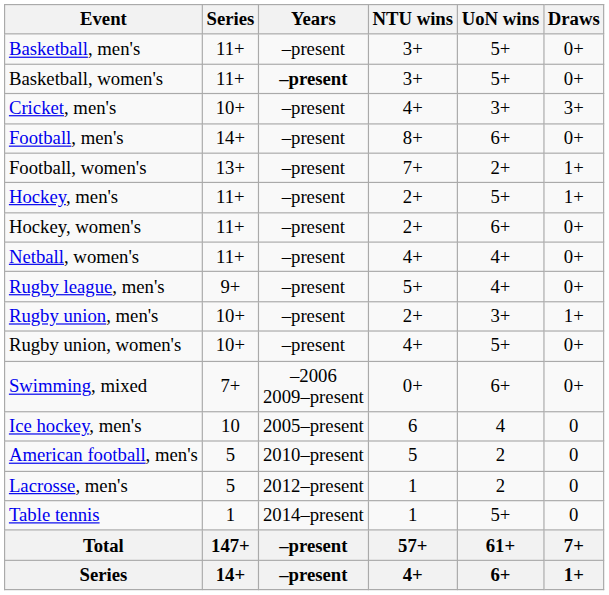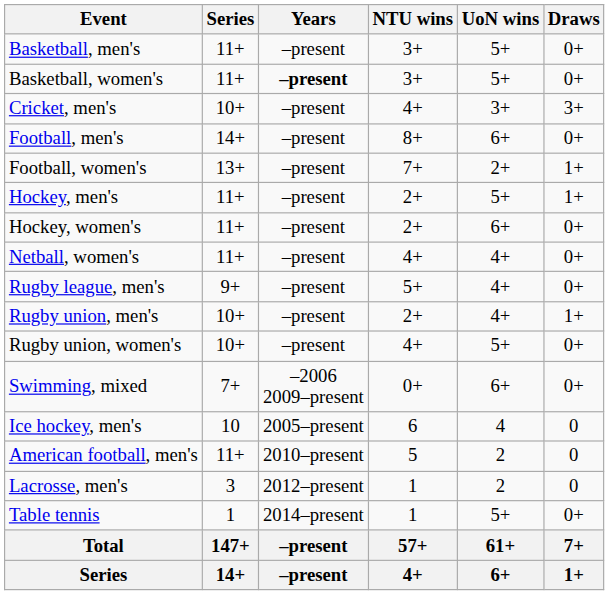(500, 316) 3+ -> (500, 316) 4+
(230, 456) 5 -> (230, 456) 11+
(230, 485) 5 -> (230, 485) 3
(574, 515) 0 -> (574, 515) 0+
